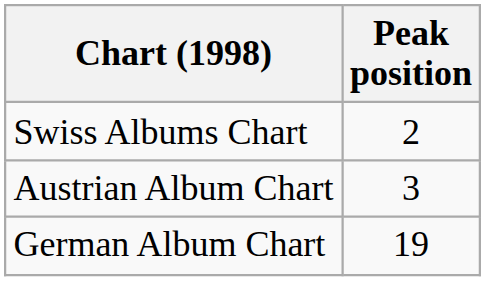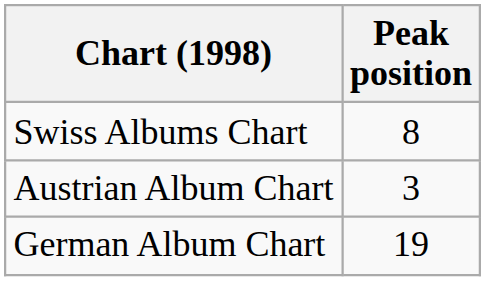(411, 130) 2 -> (411, 130) 8
